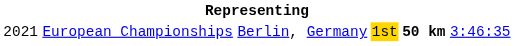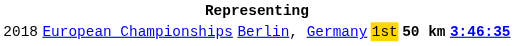(21, 32) 2021 -> (21, 32) 2018
(480, 32) normal -> (480, 32) bold
